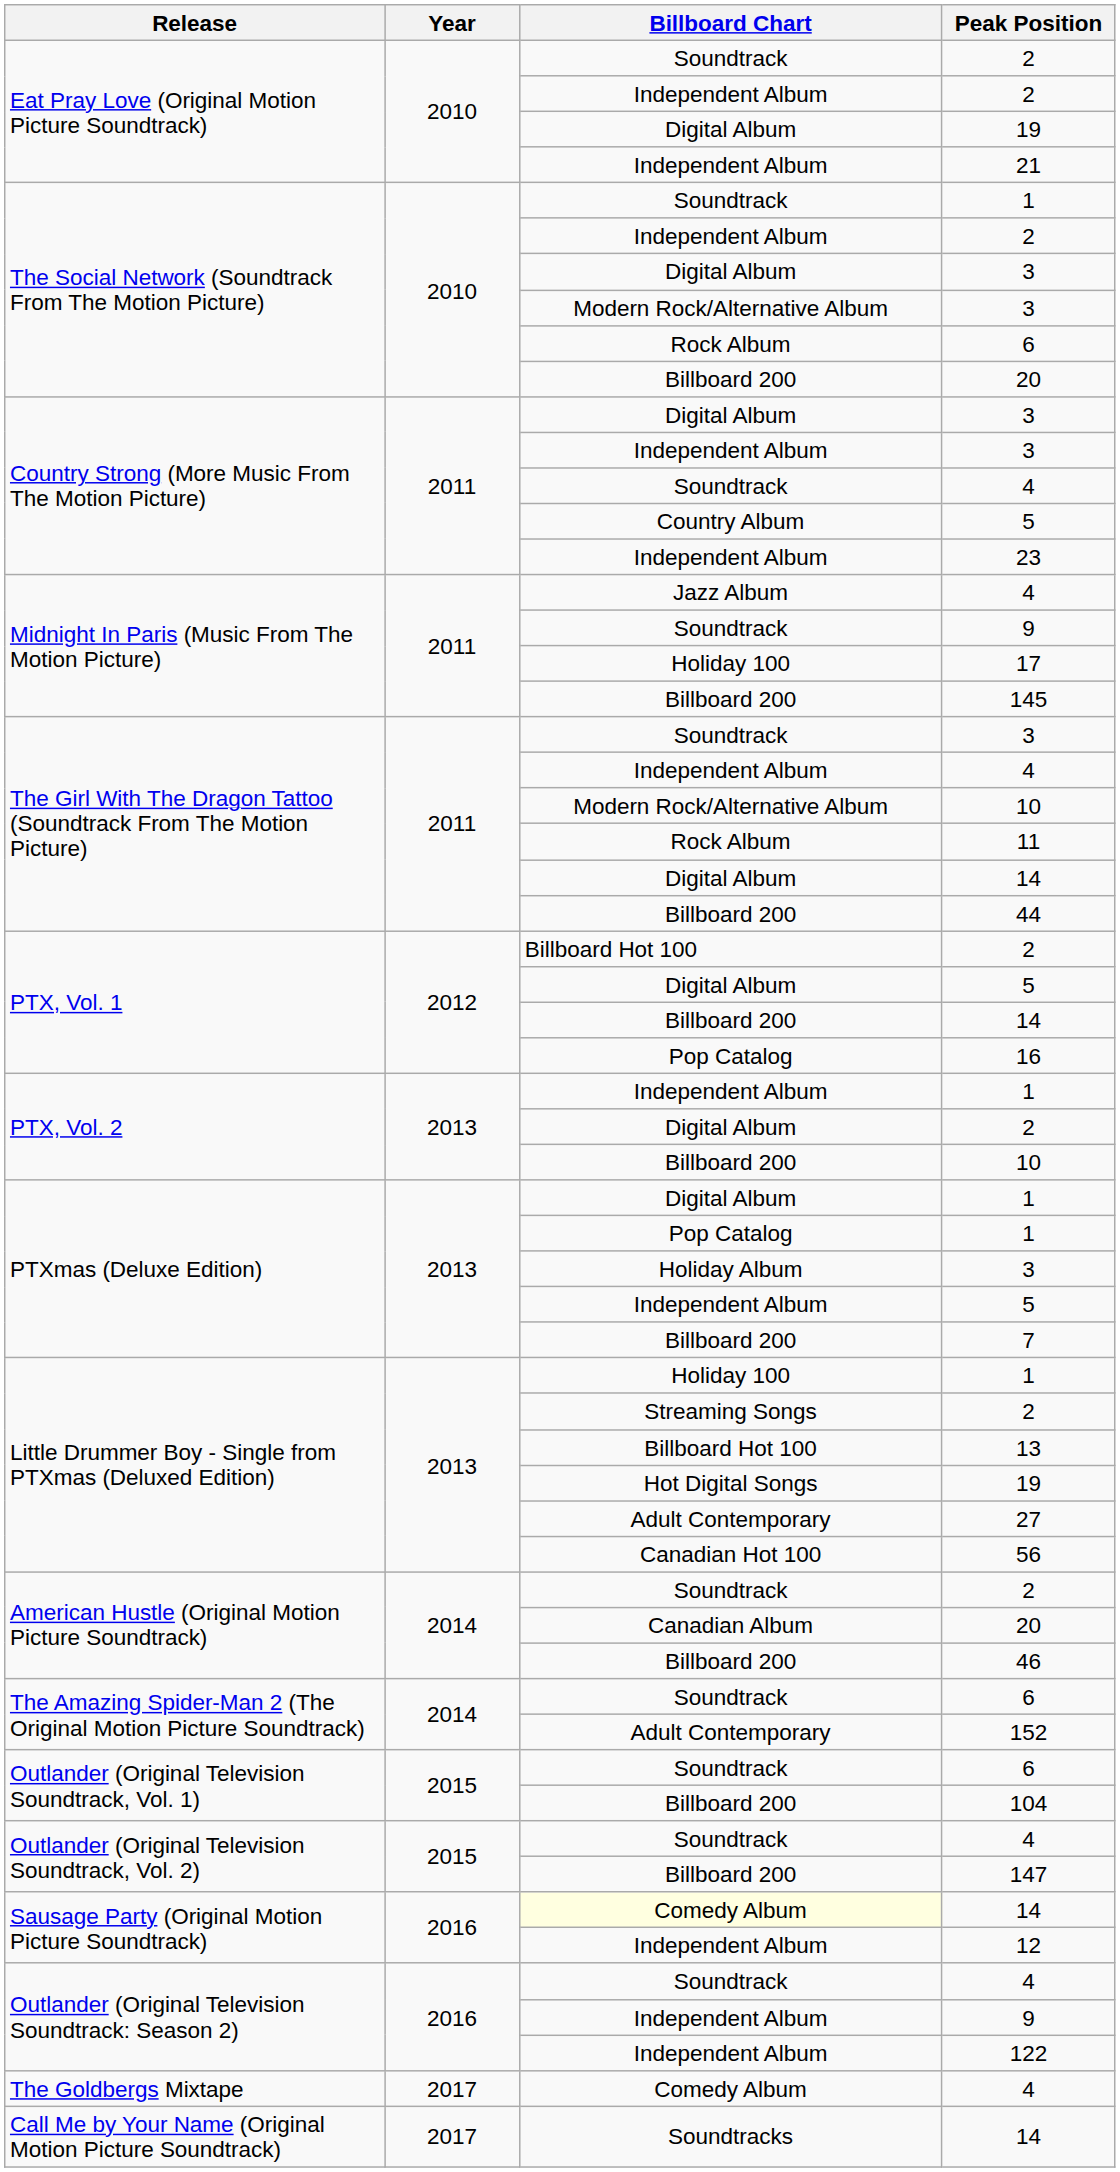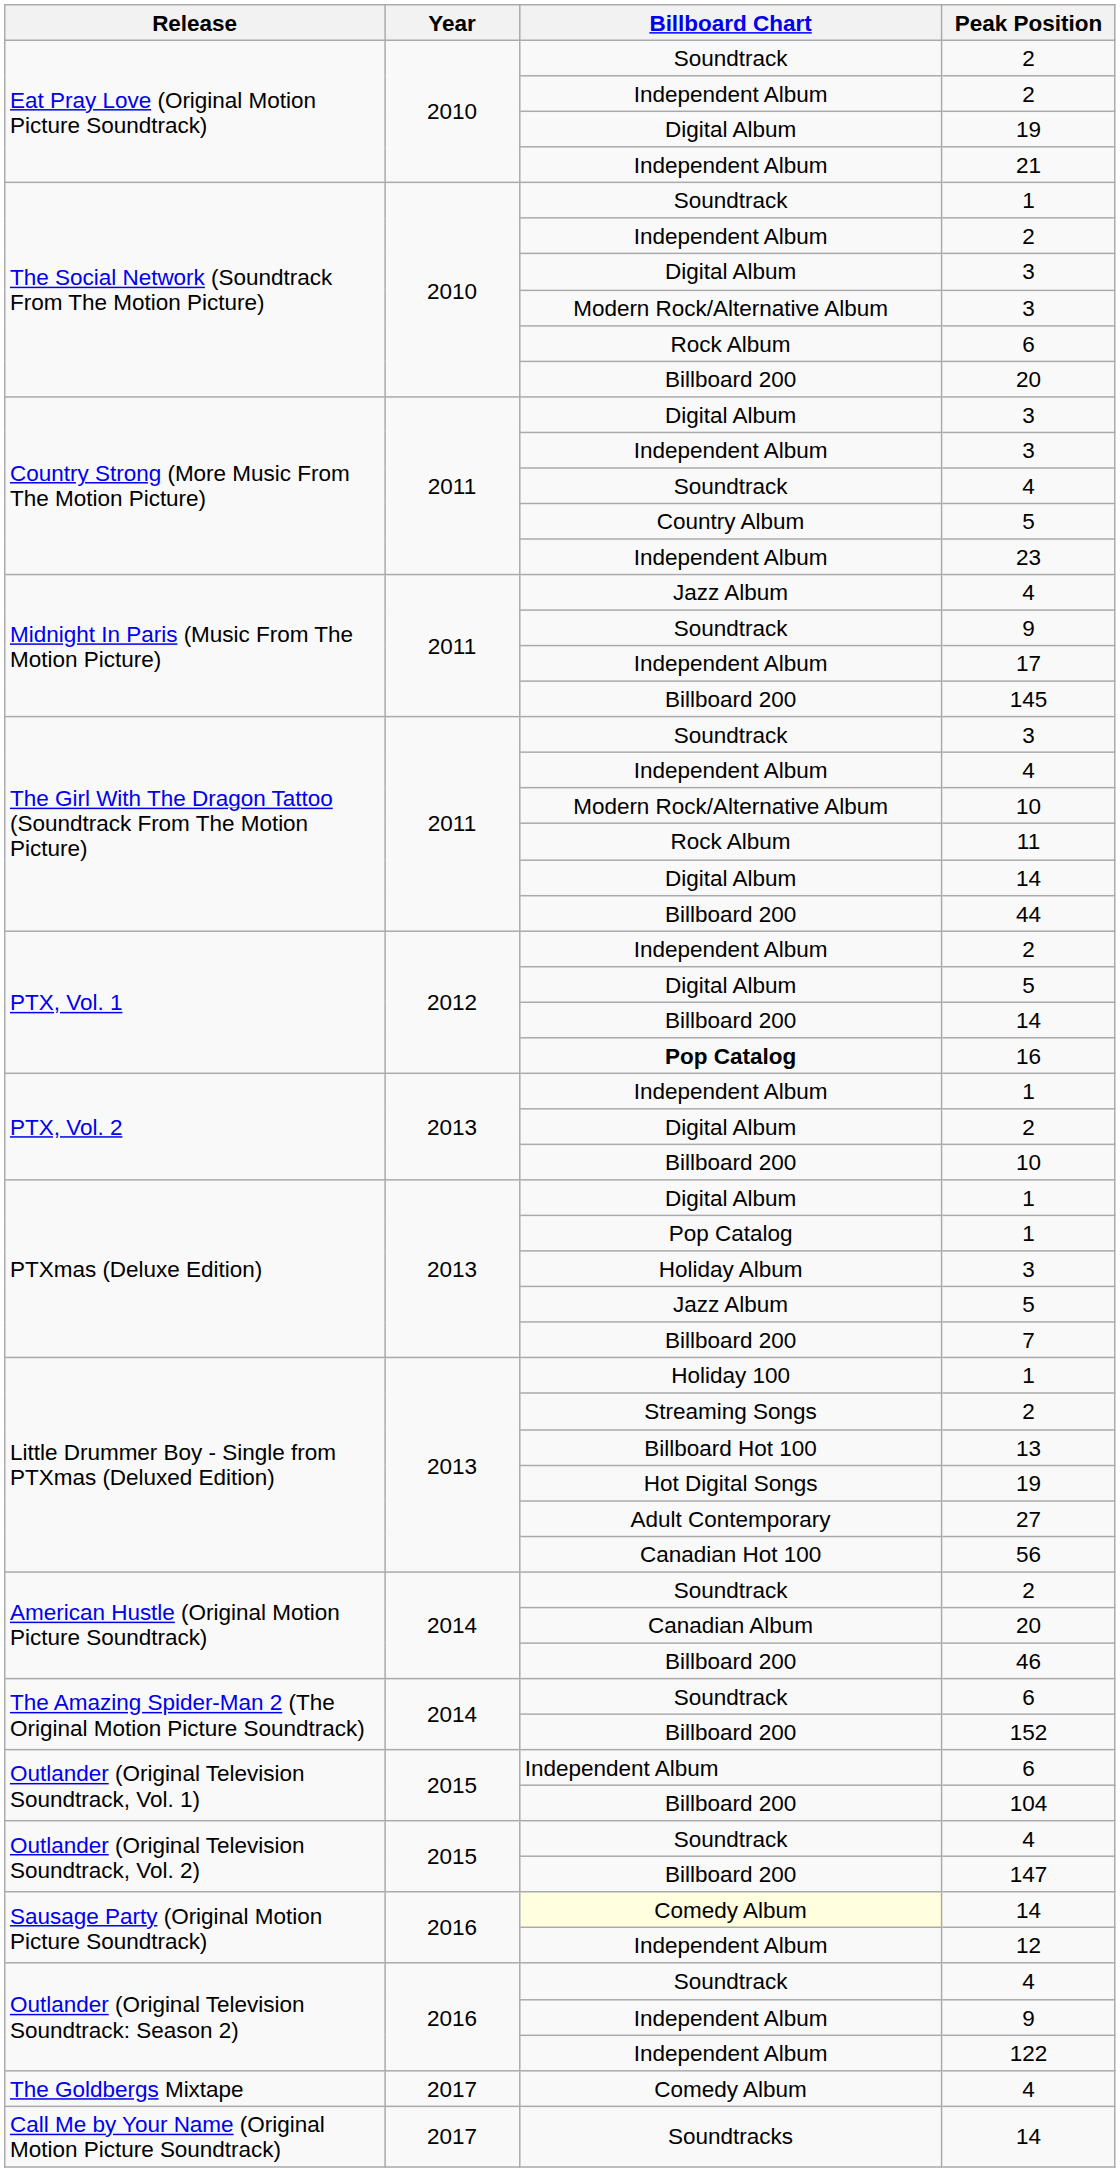(731, 664) Holiday 100 -> (731, 664) Independent Album
(611, 949) Billboard Hot 100 -> (731, 949) Independent Album
(731, 1055) normal -> (731, 1055) bold
(731, 1305) Independent Album -> (731, 1305) Jazz Album
(731, 1732) Adult Contemporary -> (731, 1732) Billboard 200
(731, 1768) Soundtrack -> (622, 1768) Independent Album
